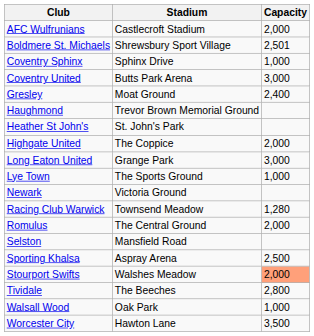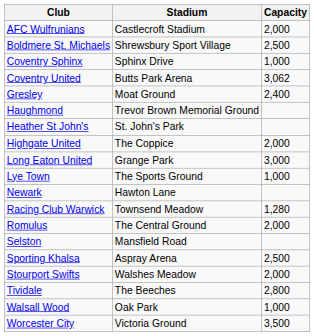(277, 45) 2,501 -> (277, 45) 2,500
(277, 78) 3,000 -> (277, 78) 3,062
(151, 193) Victoria Ground -> (145, 193) Hawton Lane
(277, 275) lightsalmon background -> (277, 275) no background
(145, 324) Hawton Lane -> (151, 324) Victoria Ground
